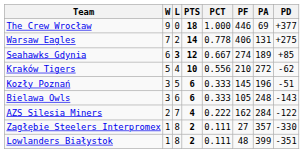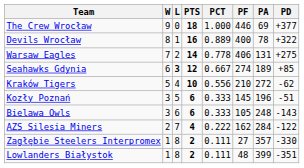+ row: (44, 40)
